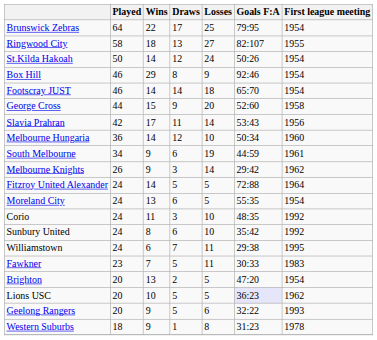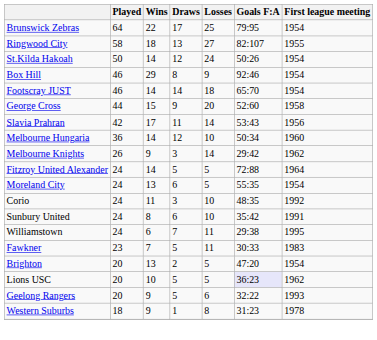- row: (41, 153)
(294, 232) 1992 -> (294, 216) 1991
